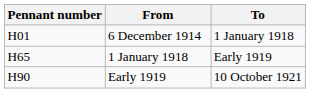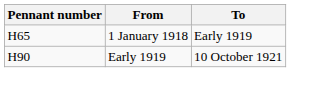- row: (158, 35)
